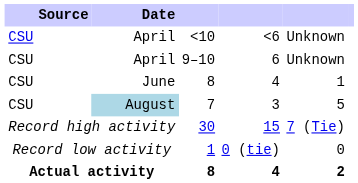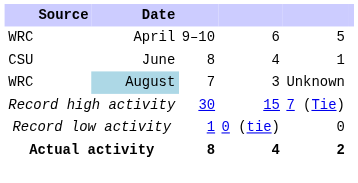- row: (203, 38)
(21, 60) CSU -> (21, 38) WRC
(316, 60) Unknown -> (341, 38) 5
(21, 105) CSU -> (21, 83) WRC
(341, 105) 5 -> (316, 83) Unknown
